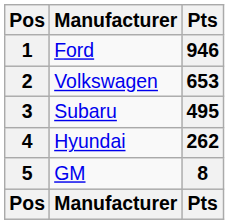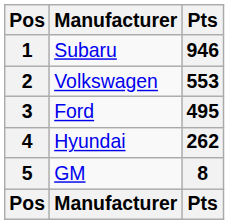(74, 50) Ford -> (86, 50) Subaru
(203, 81) 653 -> (203, 81) 553
(86, 112) Subaru -> (74, 112) Ford
